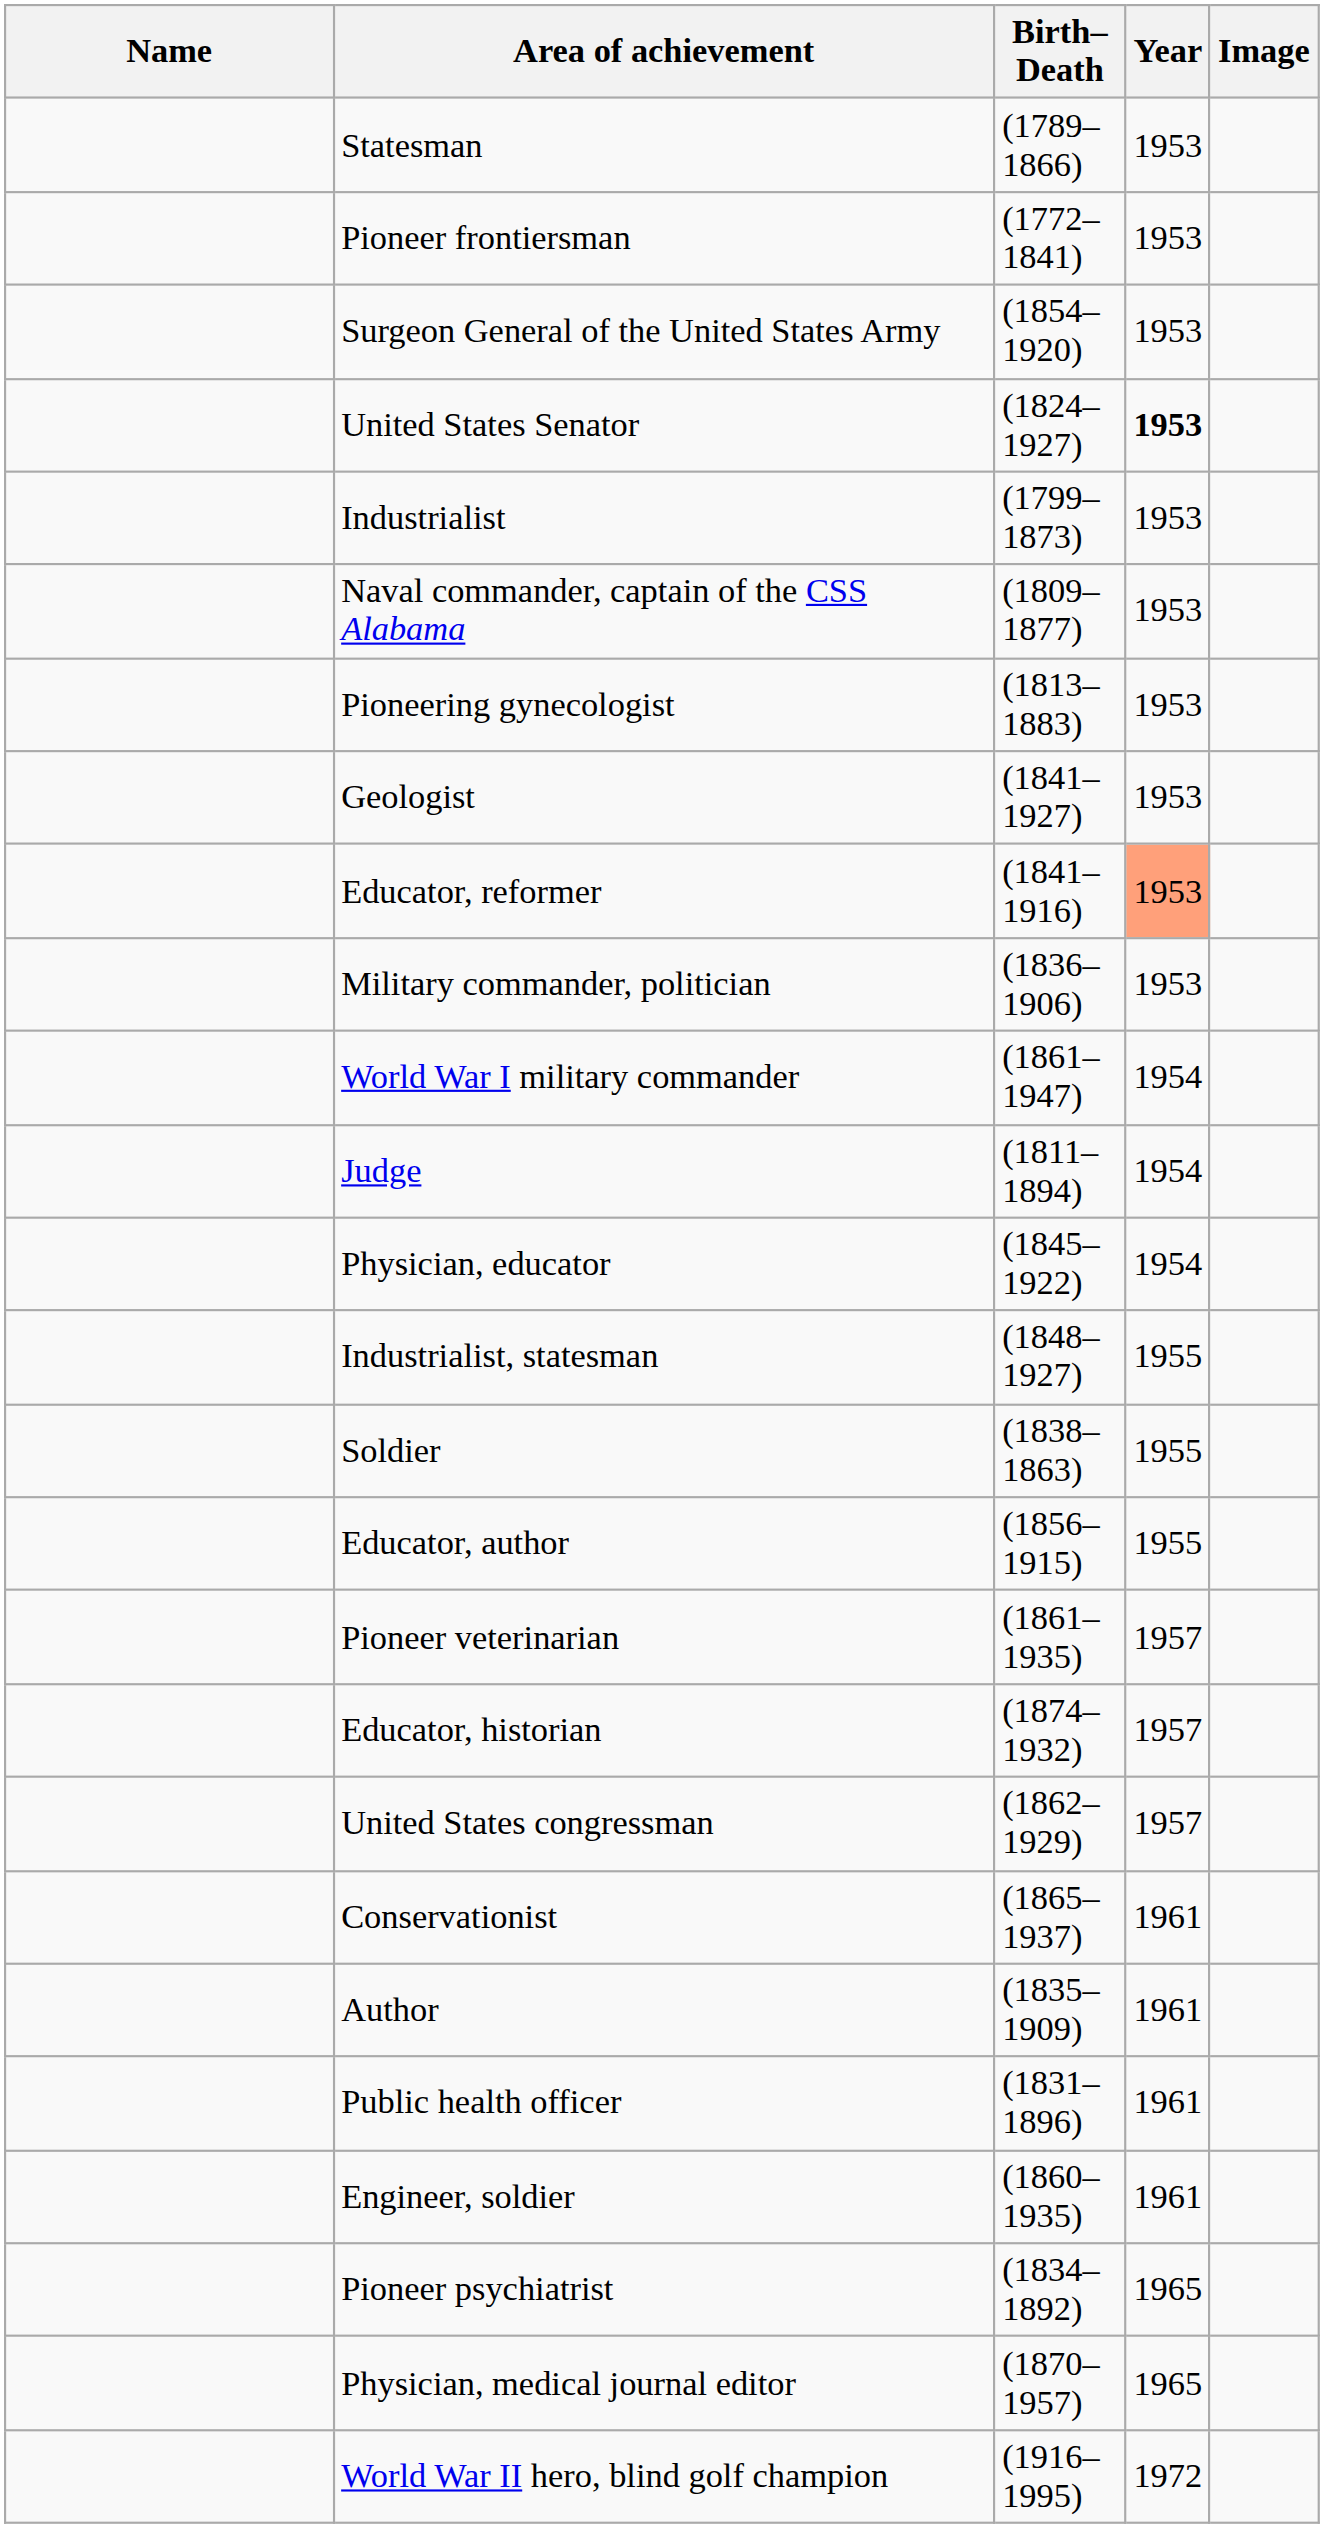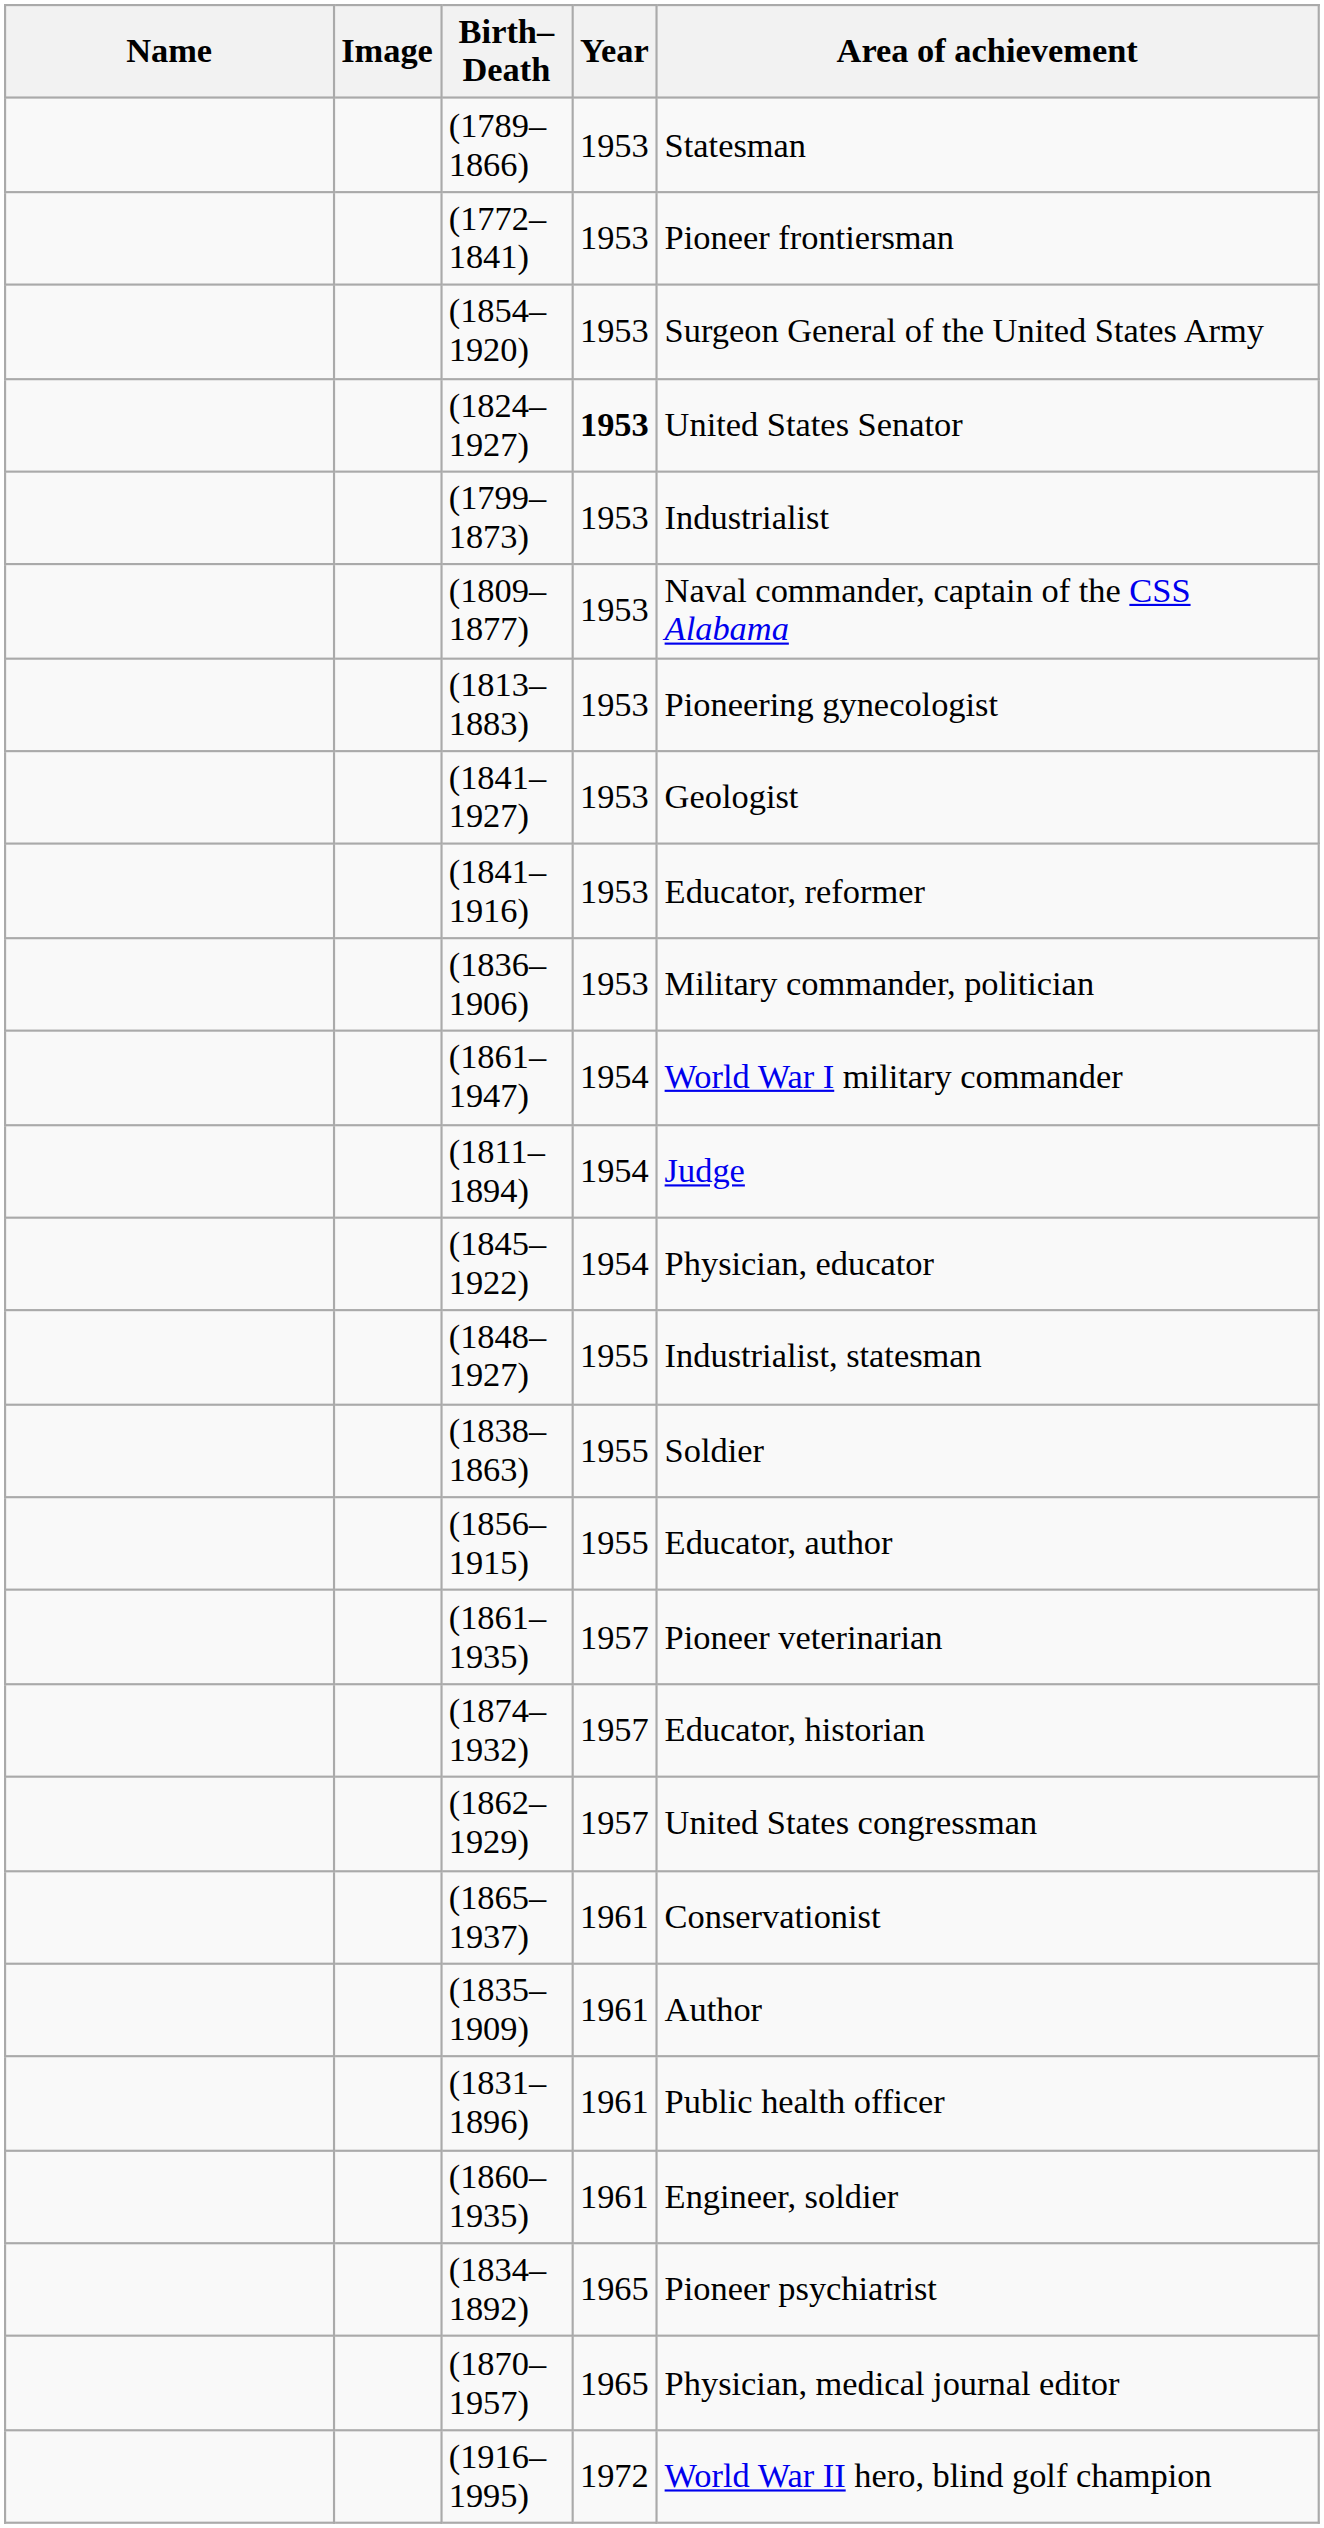columns swapped: (1264, 51) <-> (664, 51)
(1168, 890) lightsalmon background -> (614, 890) no background
